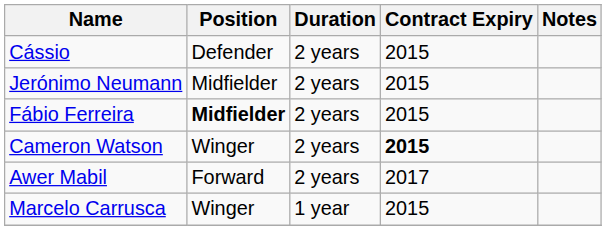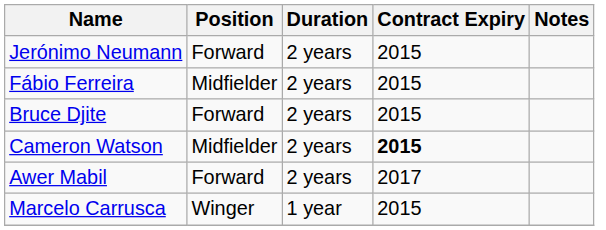- row: (40, 51)
(234, 83) Midfielder -> (228, 51) Forward
(238, 114) bold -> (234, 83) normal
+ row: (58, 114)
(223, 146) Winger -> (234, 146) Midfielder
